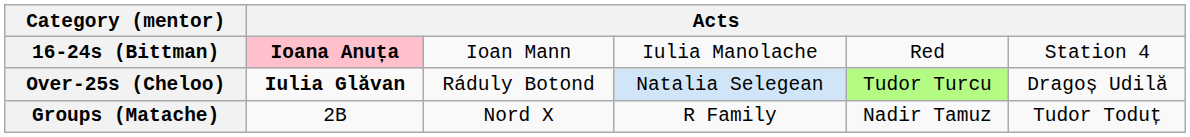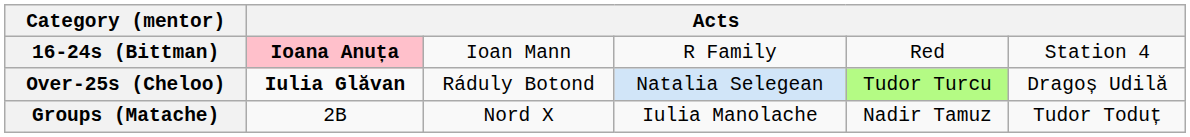(730, 52) Iulia Manolache -> (730, 52) R Family
(730, 116) R Family -> (730, 116) Iulia Manolache
